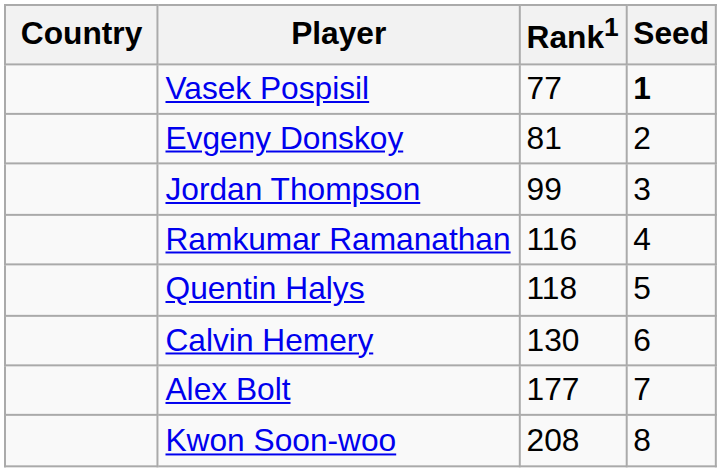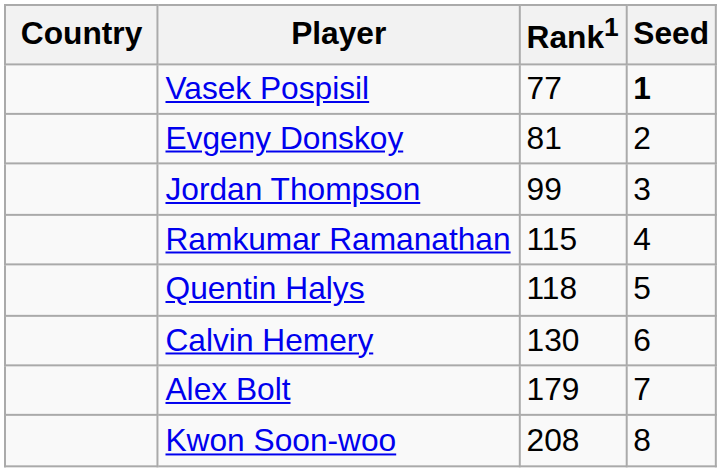(552, 239) 116 -> (552, 239) 115
(553, 389) 177 -> (553, 389) 179
